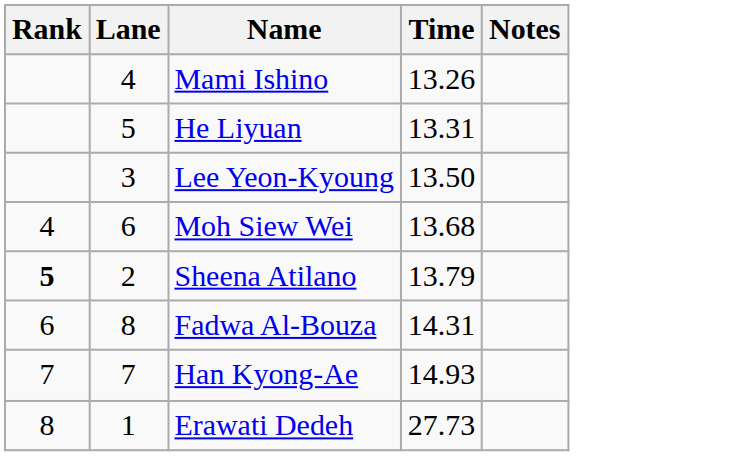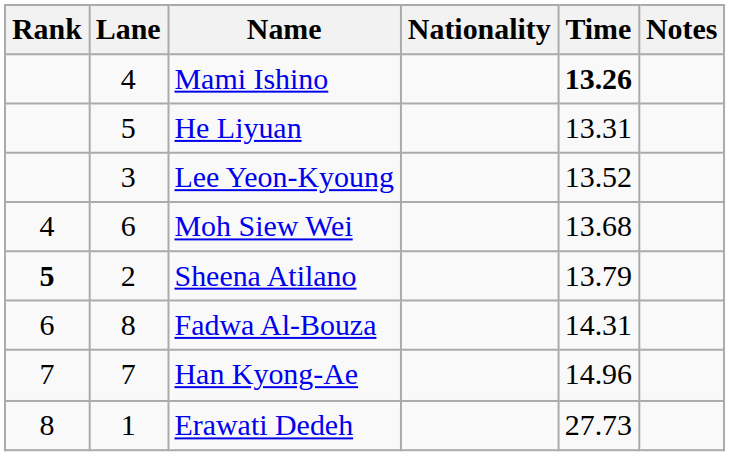+ column: (479, 29)
(441, 78) normal -> (598, 78) bold
(441, 177) 13.50 -> (598, 177) 13.52
(441, 374) 14.93 -> (598, 374) 14.96
